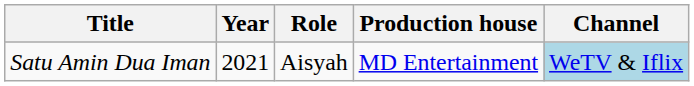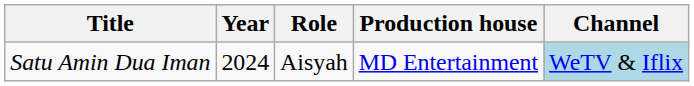(245, 61) 2021 -> (245, 61) 2024
